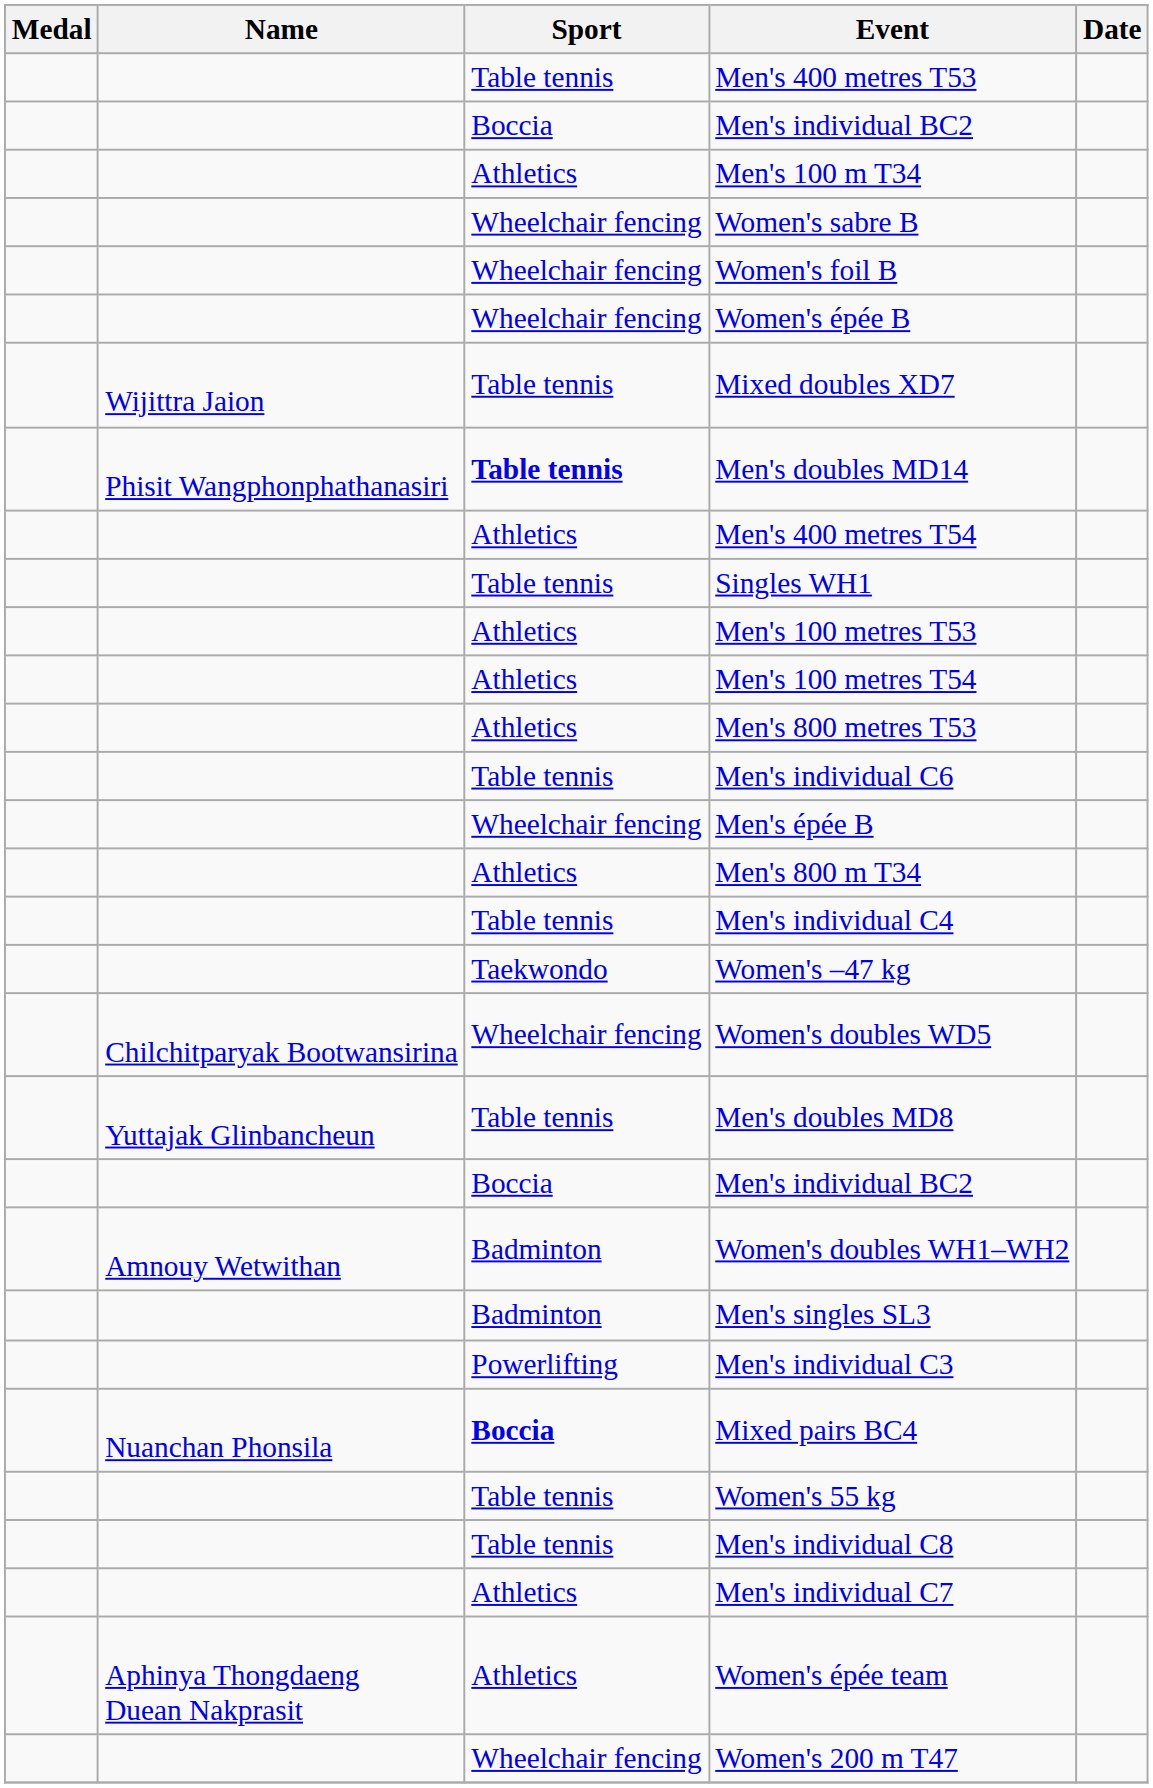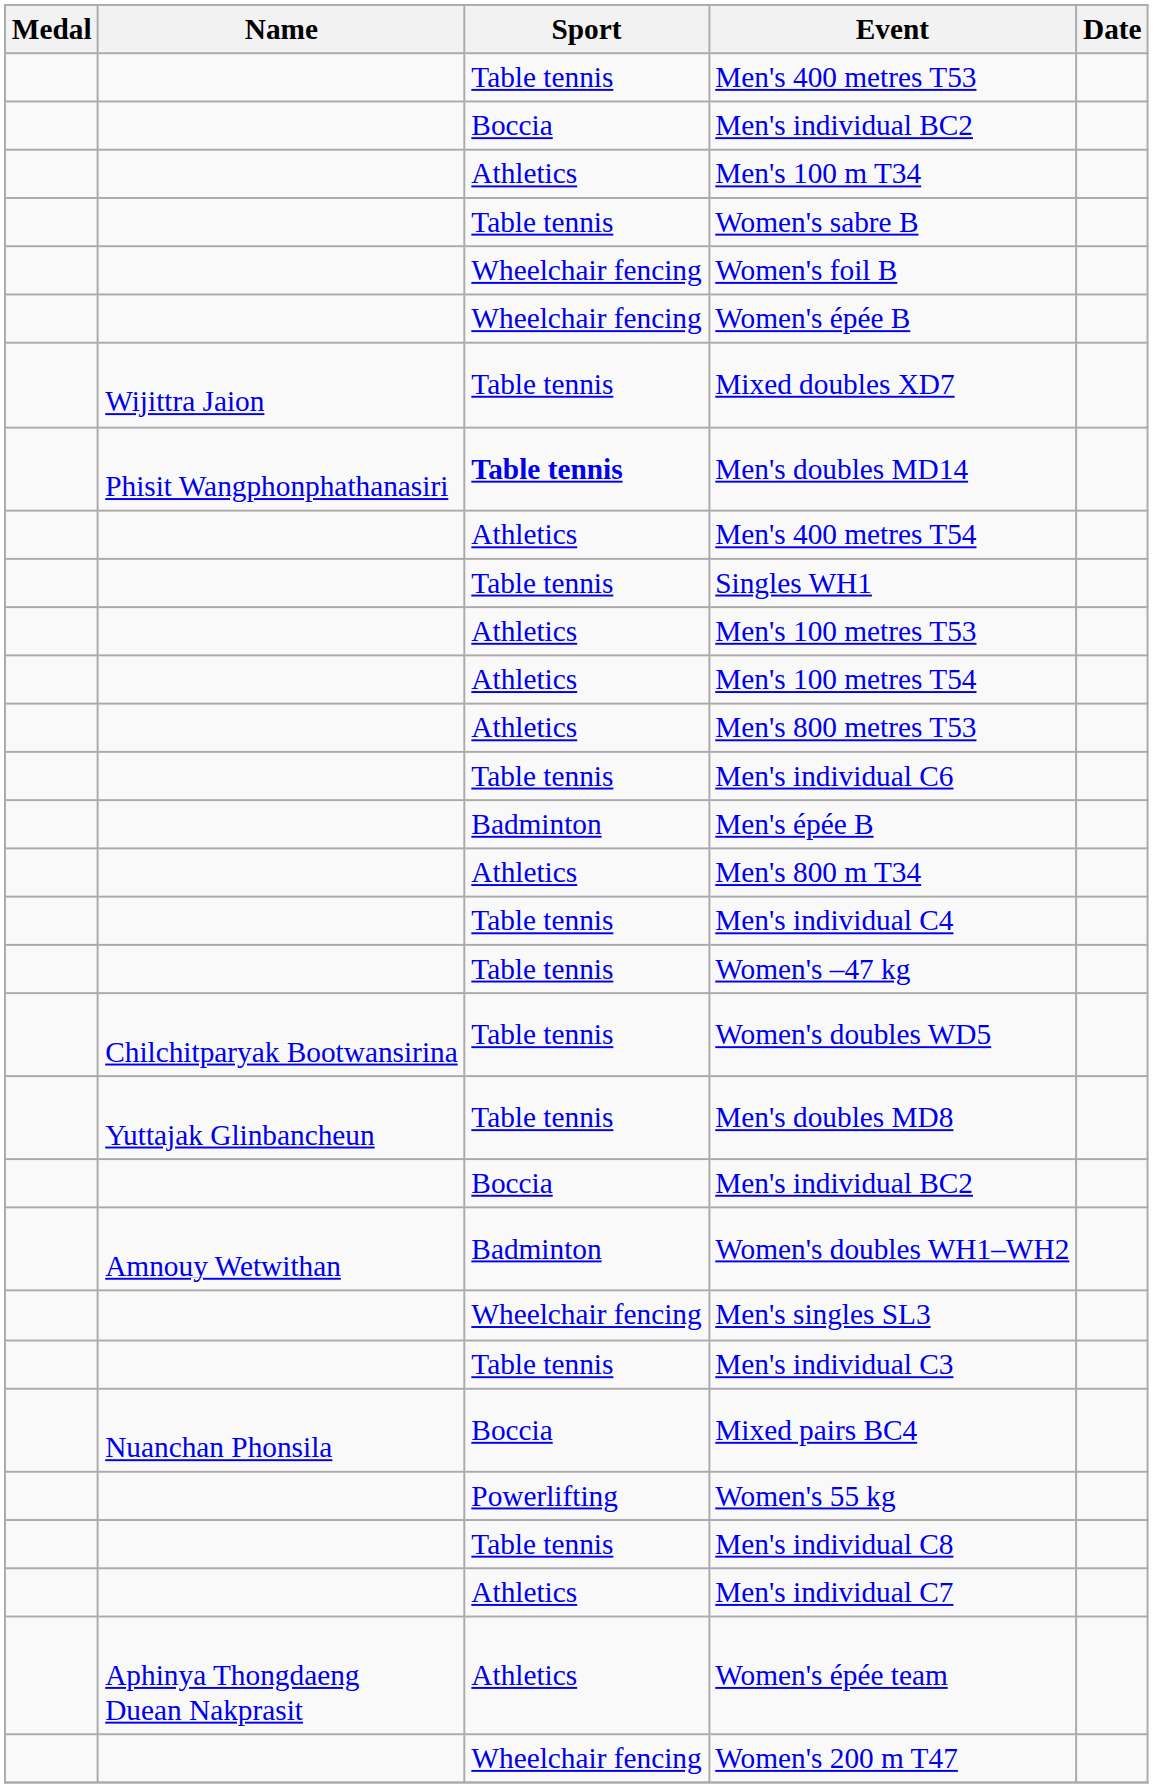(586, 222) Wheelchair fencing -> (542, 222) Table tennis
(586, 823) Wheelchair fencing -> (536, 823) Badminton
(539, 969) Taekwondo -> (542, 969) Table tennis
(586, 1034) Wheelchair fencing -> (542, 1034) Table tennis
(536, 1315) Badminton -> (586, 1315) Wheelchair fencing
(545, 1363) Powerlifting -> (542, 1363) Table tennis
(513, 1429) bold -> (512, 1429) normal
(542, 1494) Table tennis -> (545, 1494) Powerlifting
